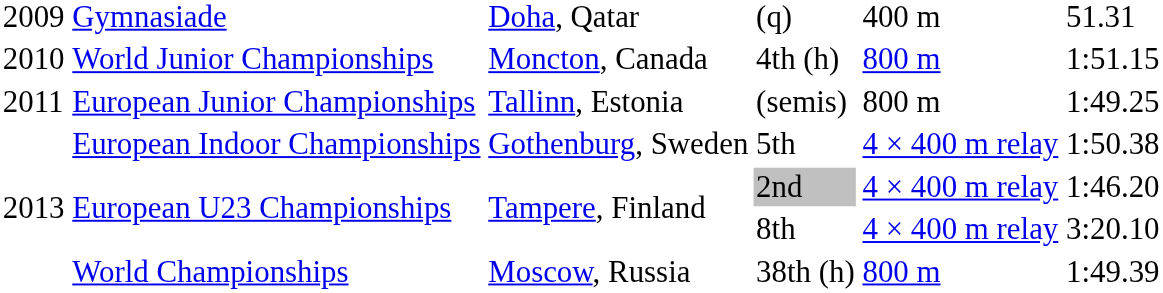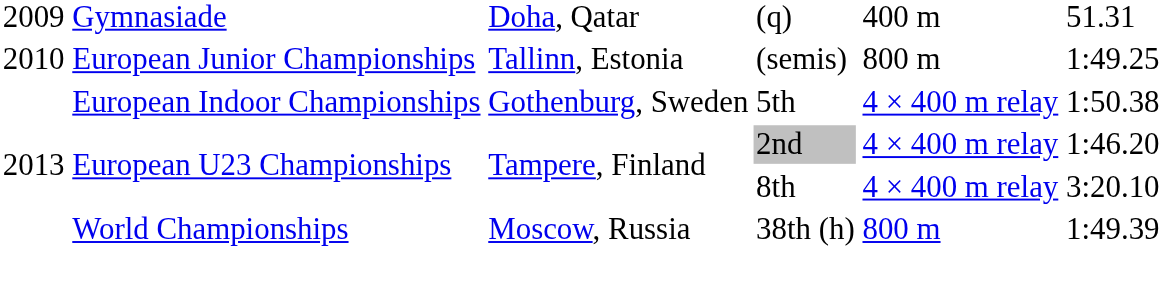- row: (798, 59)
(33, 101) 2011 -> (34, 59) 2010
